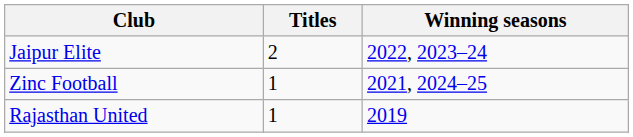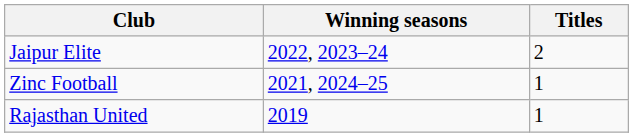columns swapped: (313, 20) <-> (495, 20)
